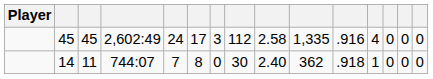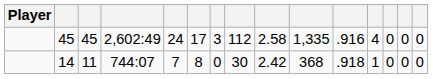(272, 62) 2.40 -> (272, 62) 2.42
(311, 62) 362 -> (311, 62) 368
